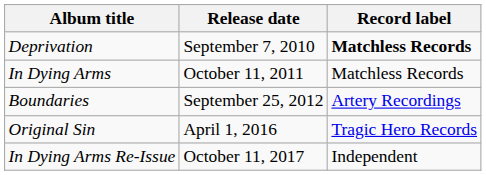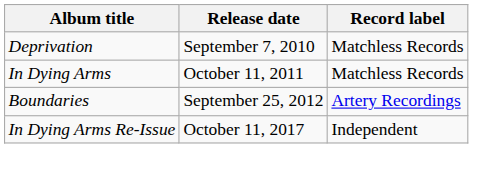(401, 45) bold -> (398, 45) normal
- row: (52, 128)
